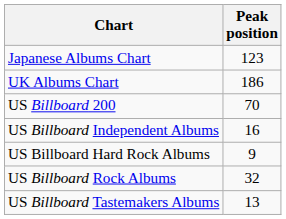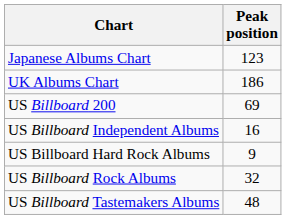(252, 105) 70 -> (252, 105) 69
(252, 202) 13 -> (252, 202) 48
